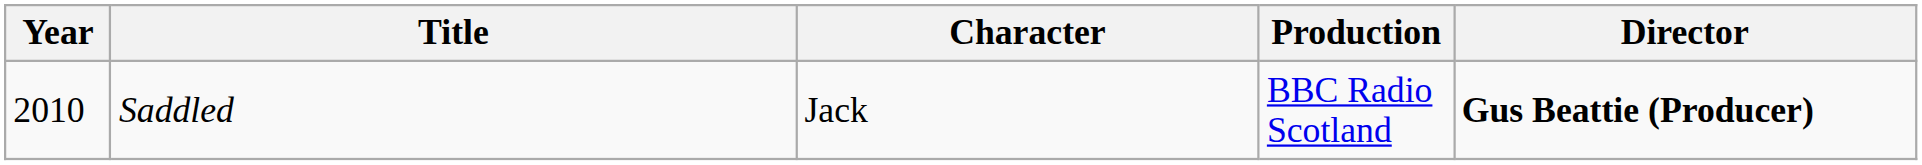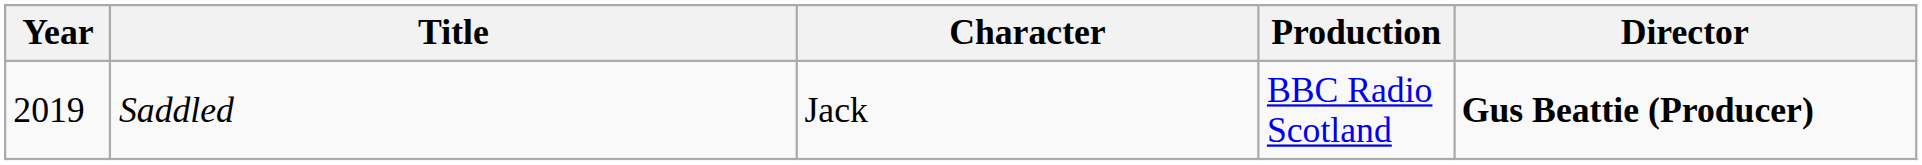(49, 109) 2010 -> (49, 109) 2019
